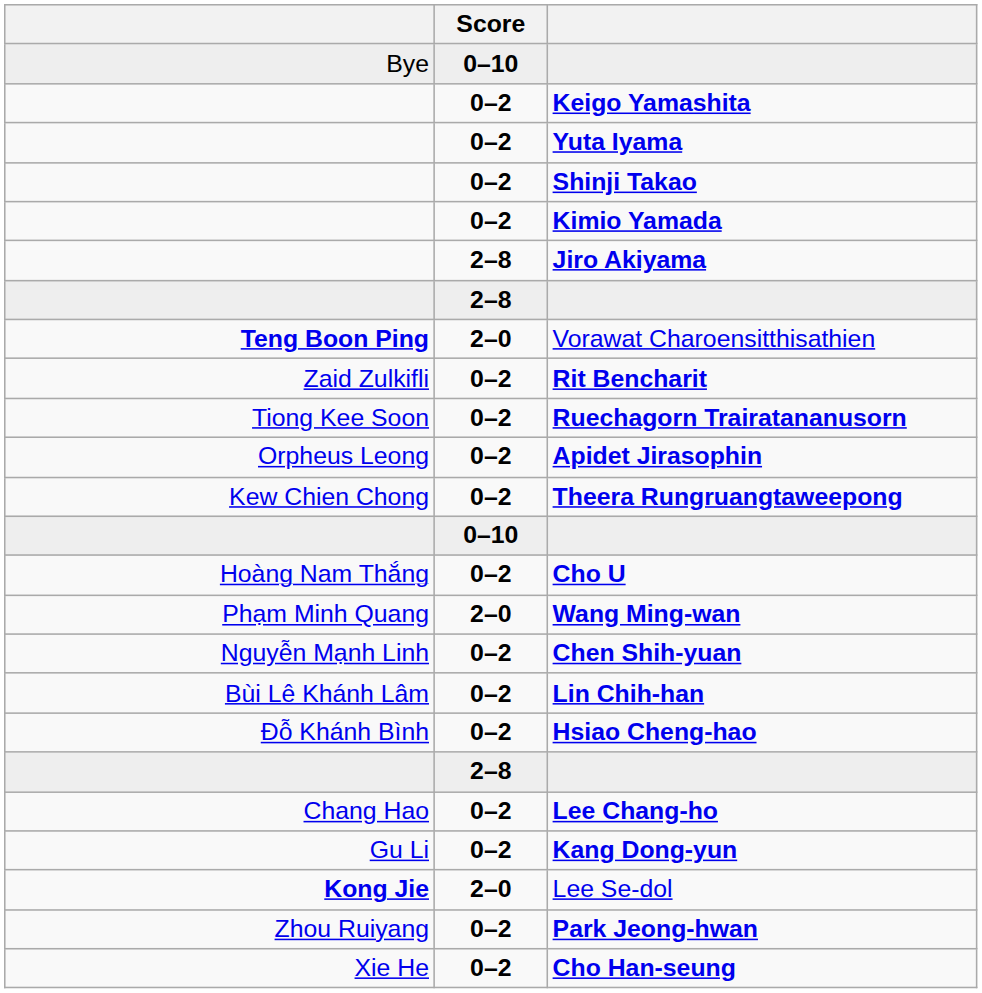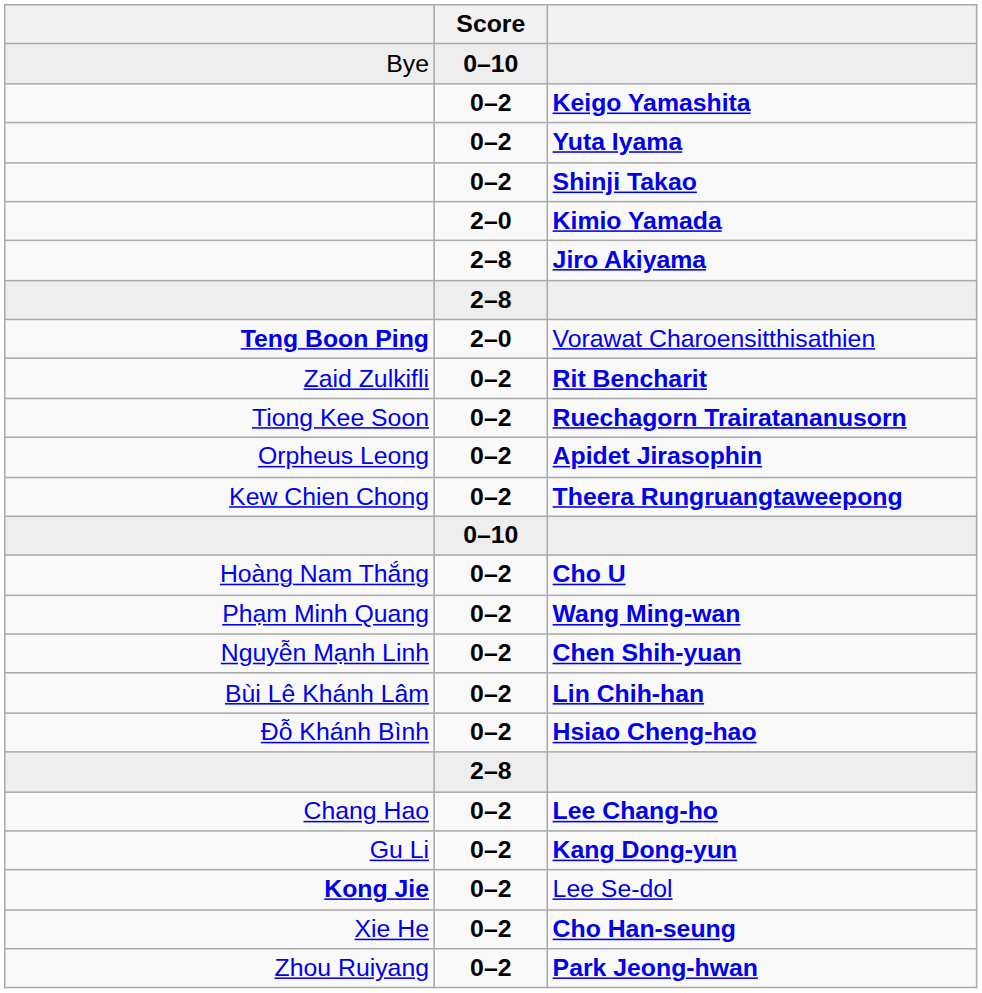(491, 220) 0–2 -> (491, 220) 2–0
(491, 614) 2–0 -> (491, 614) 0–2
(491, 889) 2–0 -> (491, 889) 0–2
rows swapped: (392, 968) <-> (352, 928)
